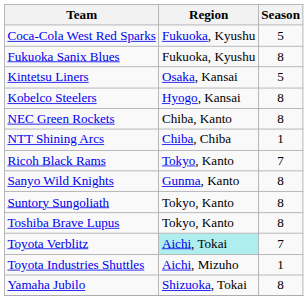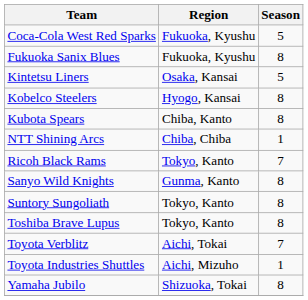+ row: (46, 118)
- row: (61, 118)
(195, 243) paleturquoise background -> (195, 243) no background
